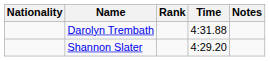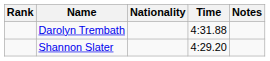columns swapped: (172, 13) <-> (35, 13)
